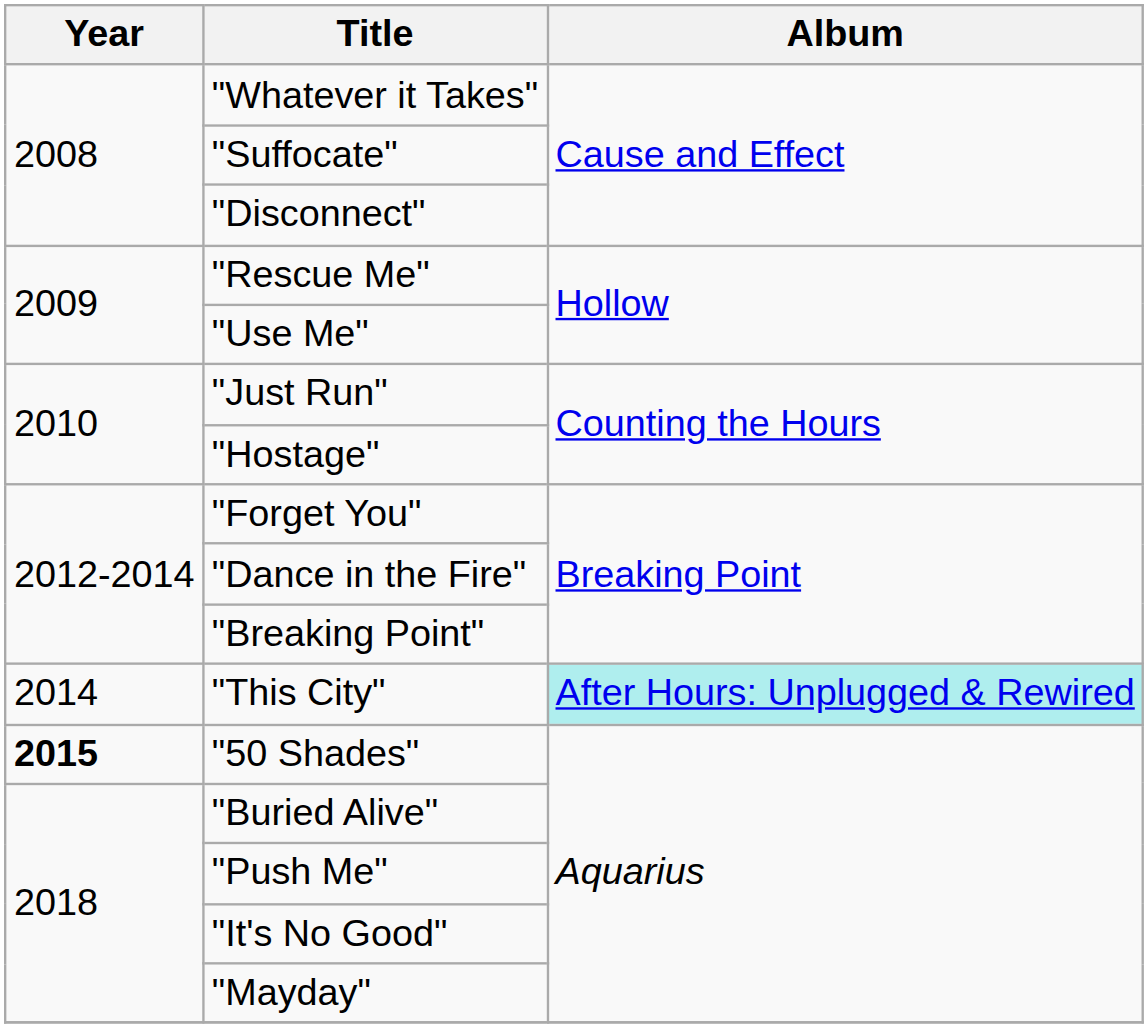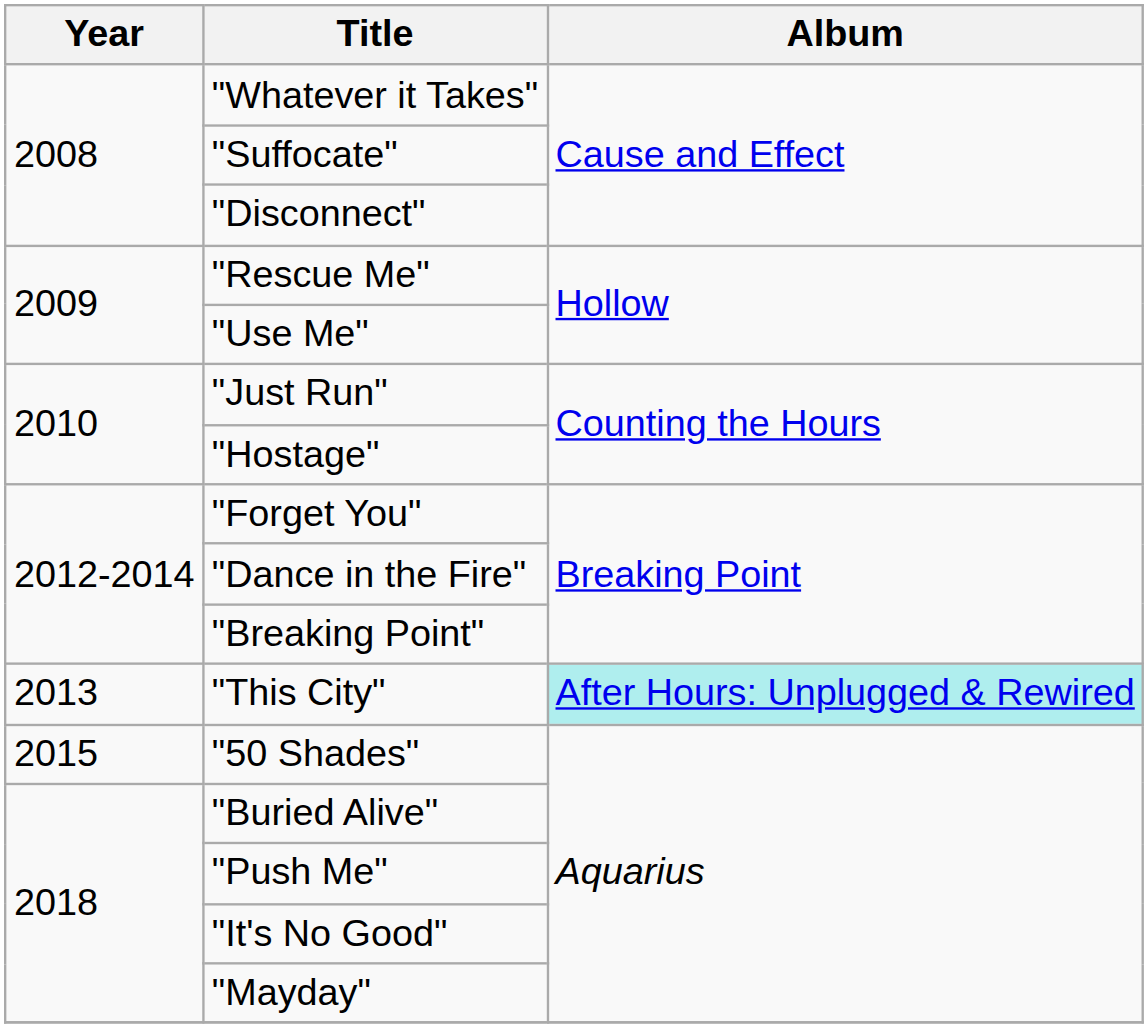(56, 693) 2014 -> (56, 693) 2013
(56, 753) bold -> (56, 753) normal
